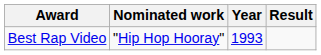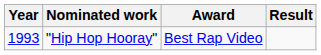columns swapped: (247, 15) <-> (57, 15)
